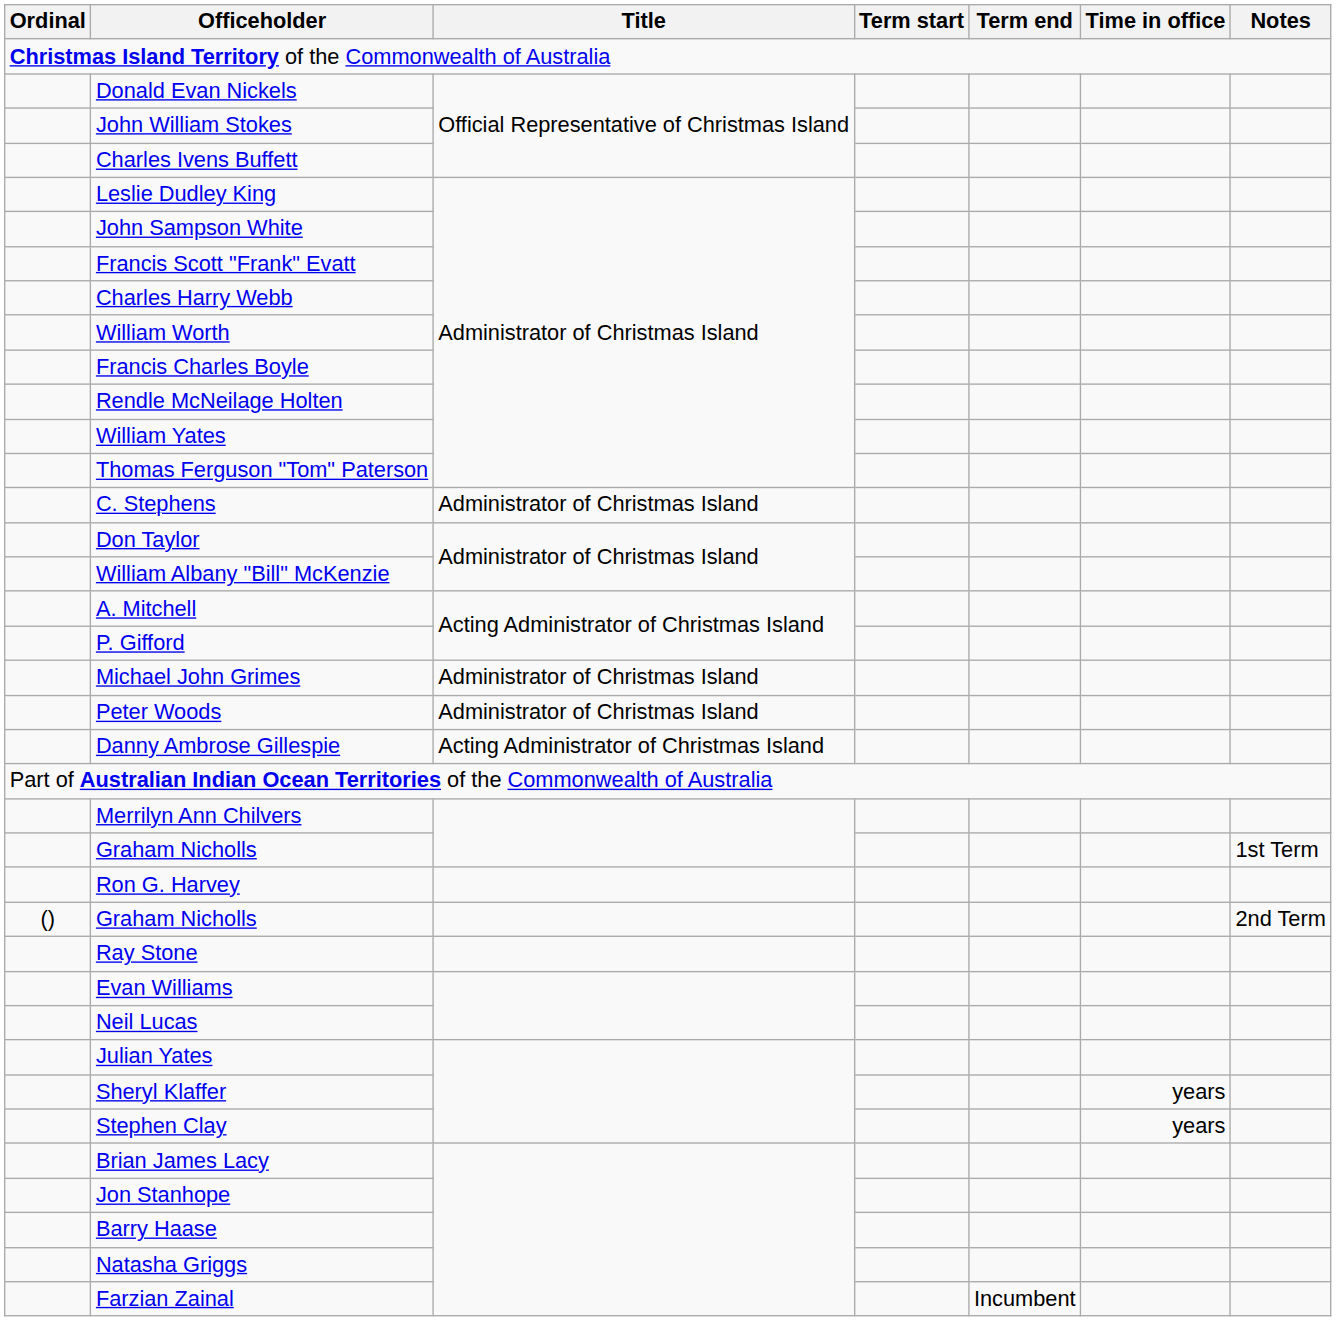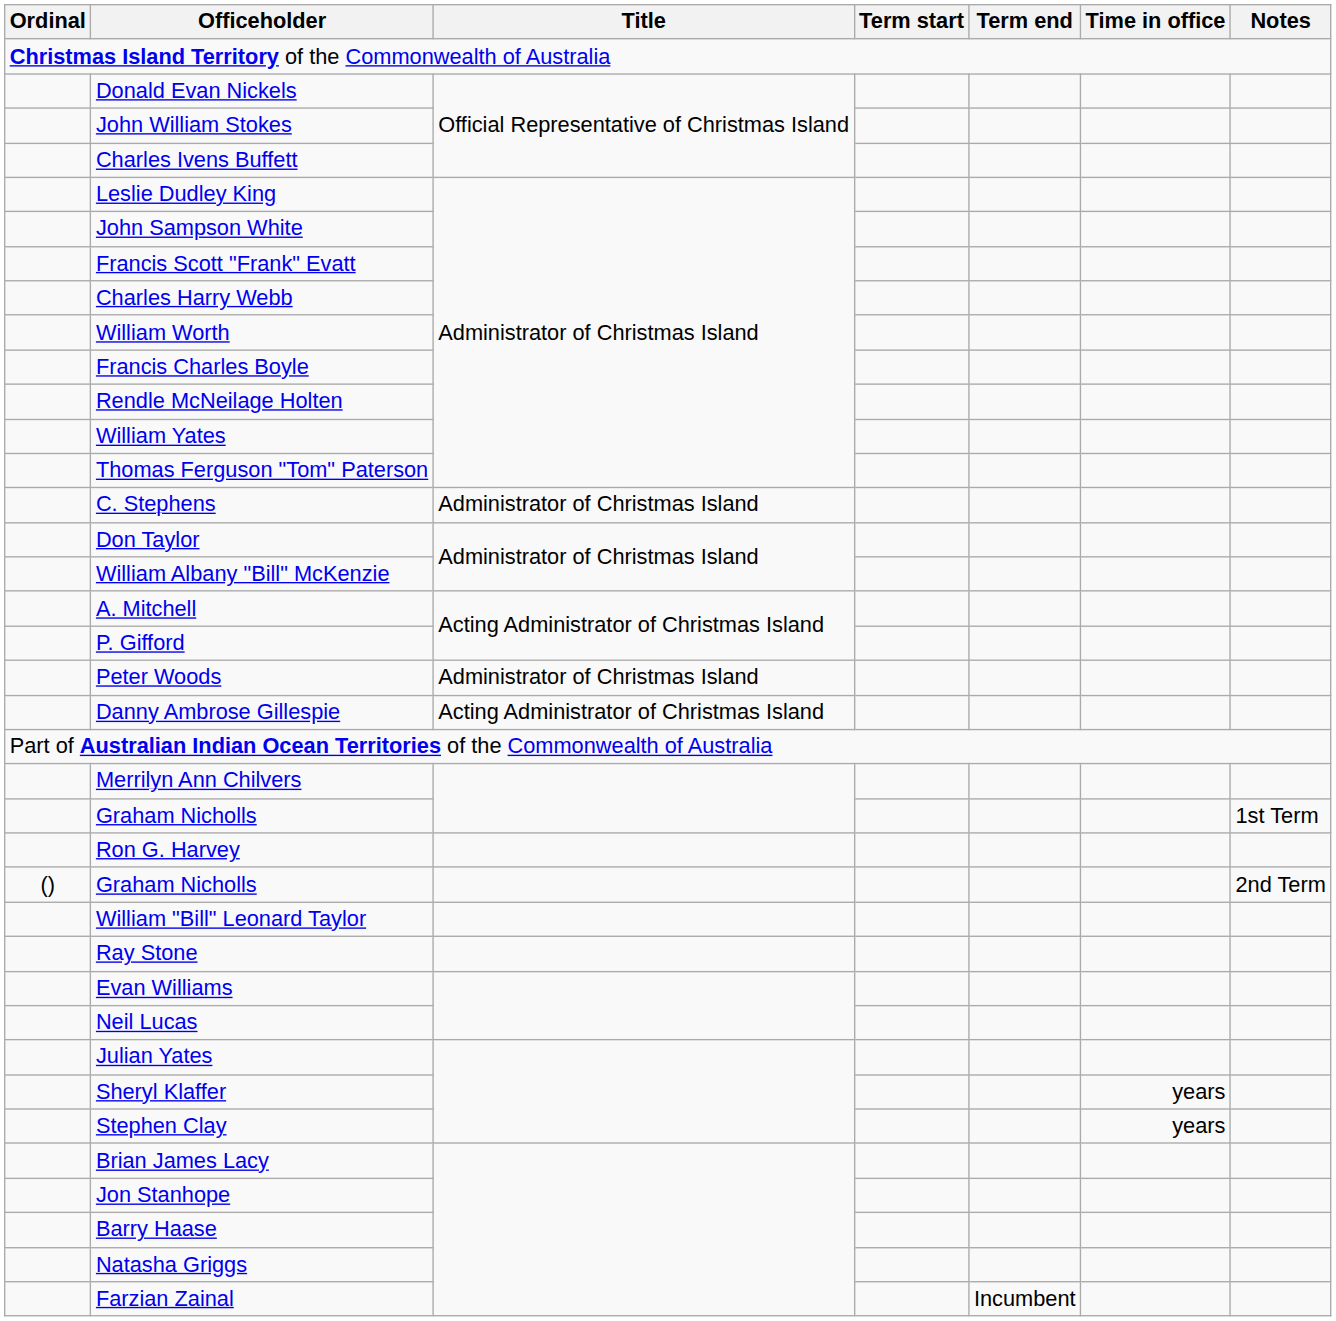- row: (48, 678)
+ row: (48, 919)
